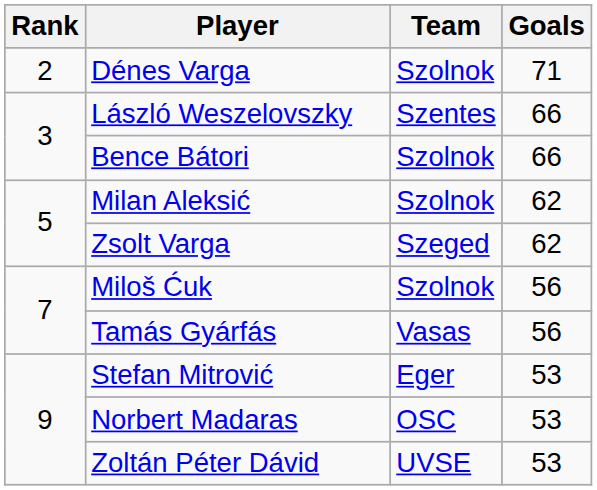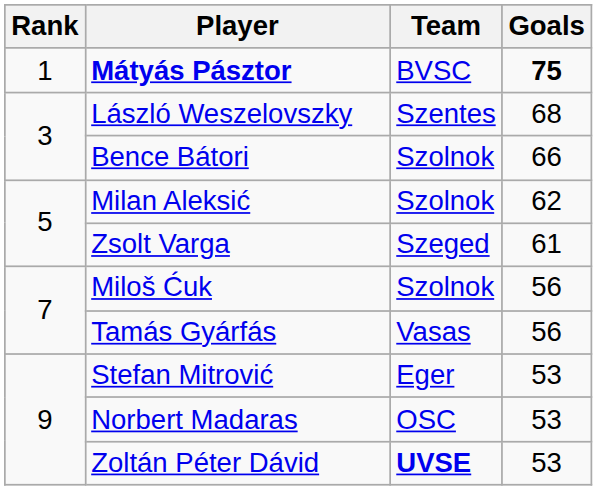+ row: (191, 69)
- row: (170, 69)
(547, 113) 66 -> (547, 113) 68
(547, 244) 62 -> (547, 244) 61
(434, 462) normal -> (434, 462) bold
